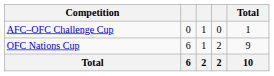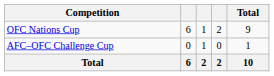rows swapped: (43, 46) <-> (60, 29)
